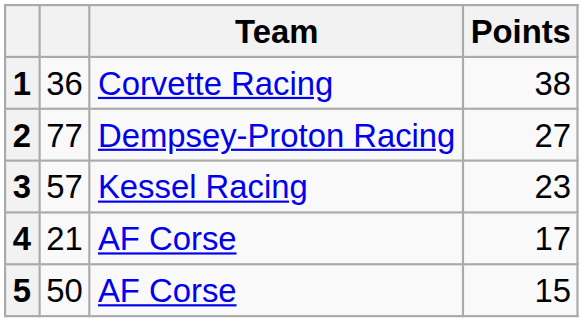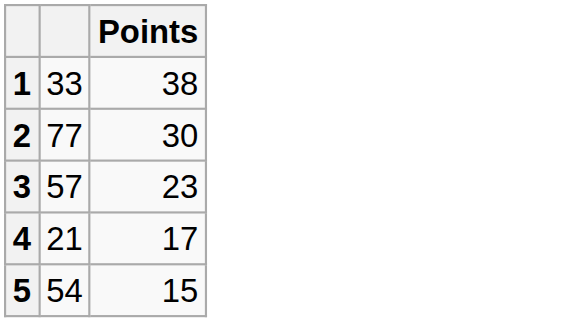- column: (277, 31)
(64, 83) 36 -> (64, 83) 33
(553, 135) 27 -> (180, 135) 30
(64, 291) 50 -> (64, 291) 54
